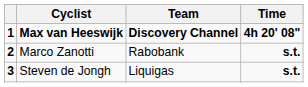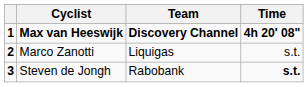(156, 52) Rabobank -> (151, 52) Liquigas
(292, 52) bold -> (292, 52) normal
(151, 71) Liquigas -> (156, 71) Rabobank
